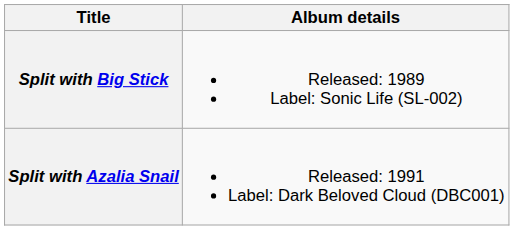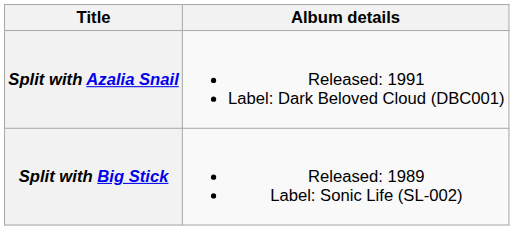rows swapped: (94, 79) <-> (94, 176)
